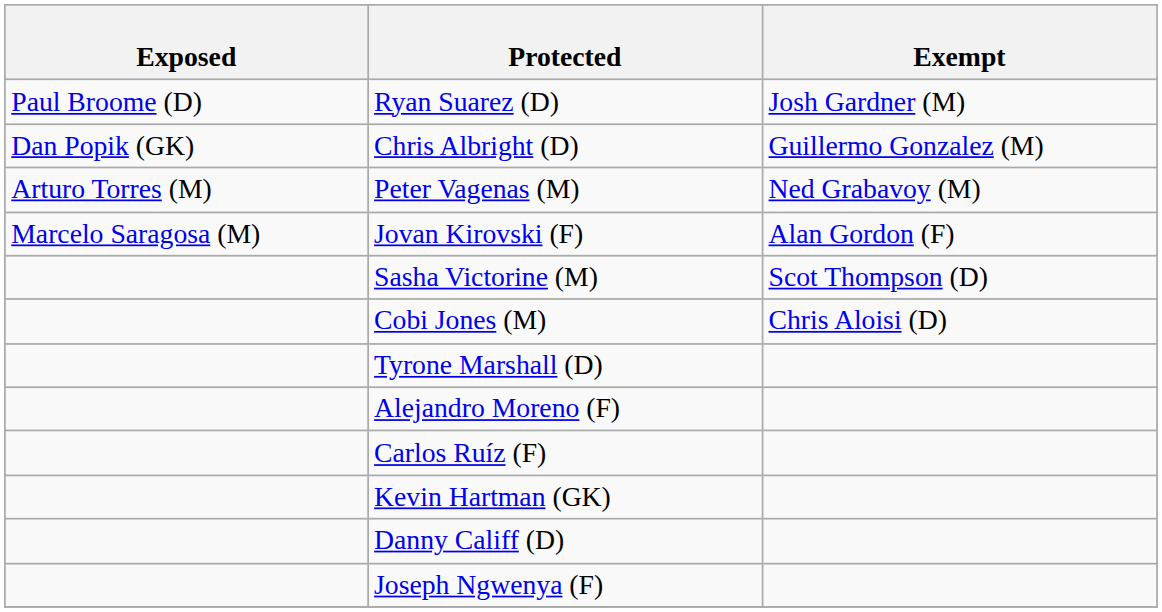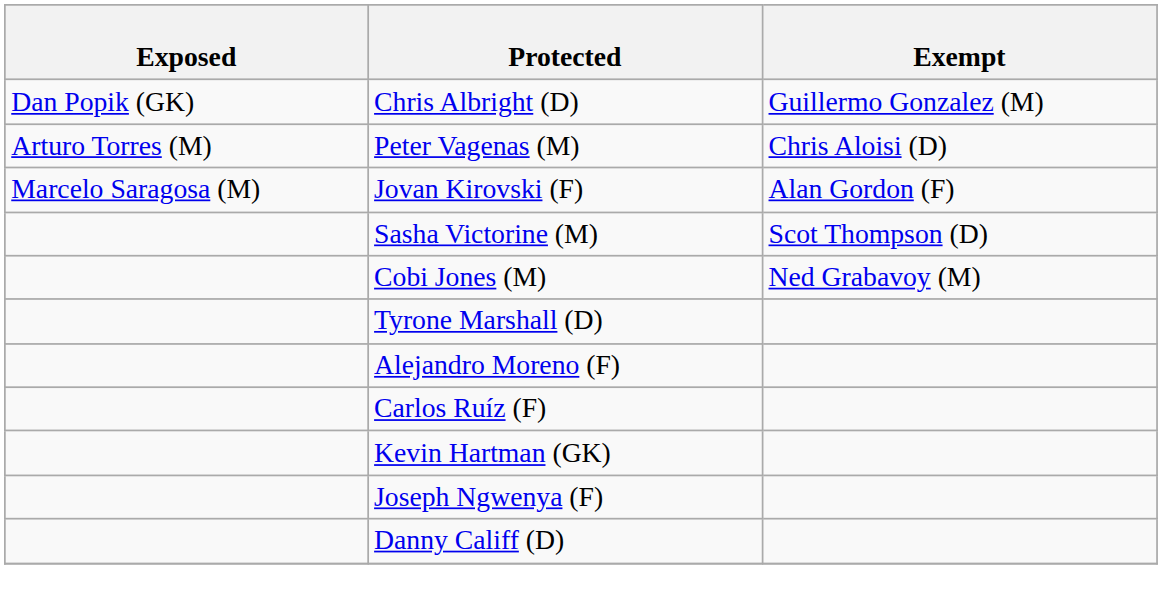- row: (467, 101)
(875, 189) Ned Grabavoy (M) -> (858, 145) Chris Aloisi (D)
(858, 320) Chris Aloisi (D) -> (875, 277) Ned Grabavoy (M)
rows swapped: (469, 540) <-> (489, 584)
